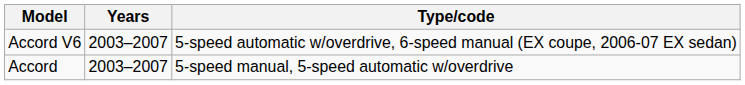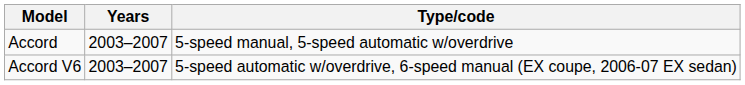rows swapped: (33, 67) <-> (45, 42)
